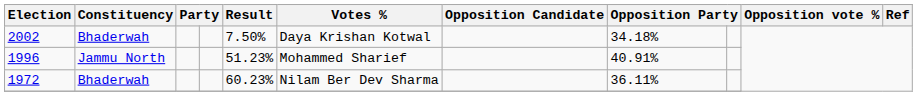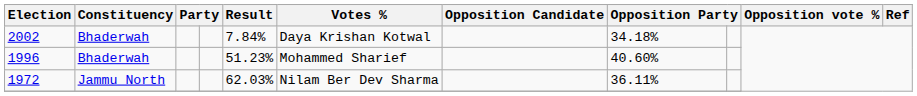(245, 37) 7.50% -> (245, 37) 7.84%
(121, 59) Jammu North -> (113, 59) Bhaderwah
(634, 59) 40.91% -> (634, 59) 40.60%
(113, 80) Bhaderwah -> (121, 80) Jammu North
(249, 80) 60.23% -> (249, 80) 62.03%
